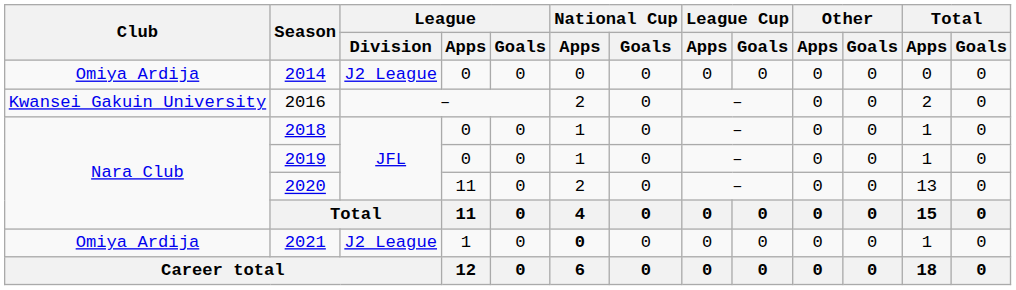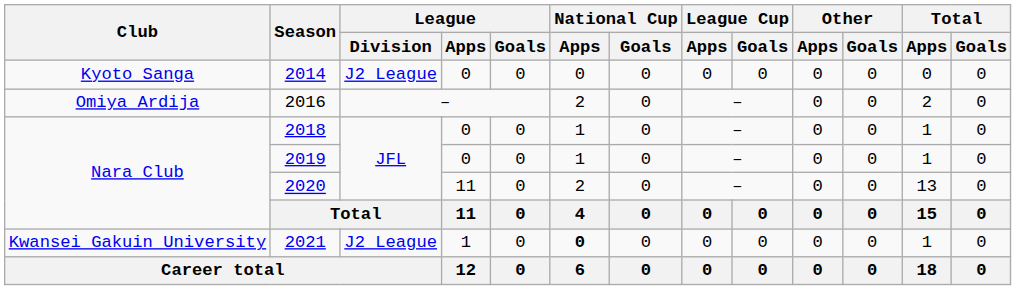(137, 75) Omiya Ardija -> (137, 75) Kyoto Sanga
(137, 103) Kwansei Gakuin University -> (137, 103) Omiya Ardija
(137, 242) Omiya Ardija -> (137, 242) Kwansei Gakuin University
